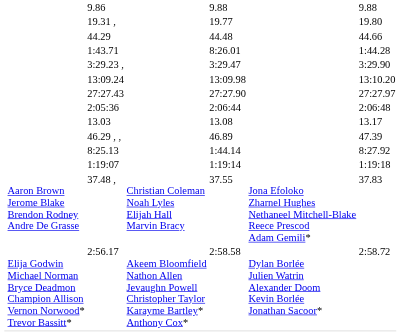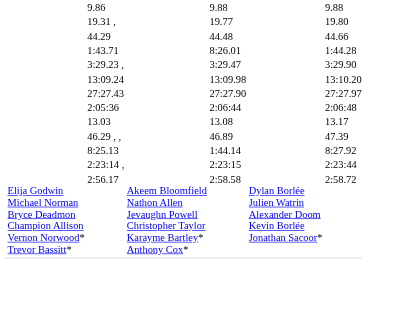- row: (103, 165)
+ row: (106, 165)
- row: (102, 179)
